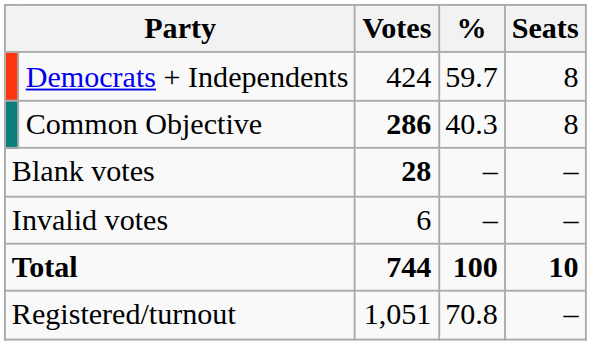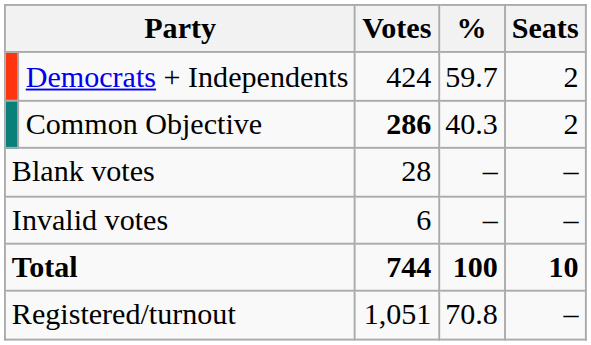(571, 76) 8 -> (571, 76) 2
(571, 123) 8 -> (571, 123) 2
(416, 171) bold -> (416, 171) normal
